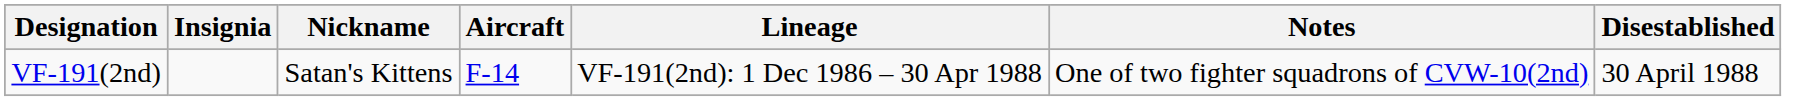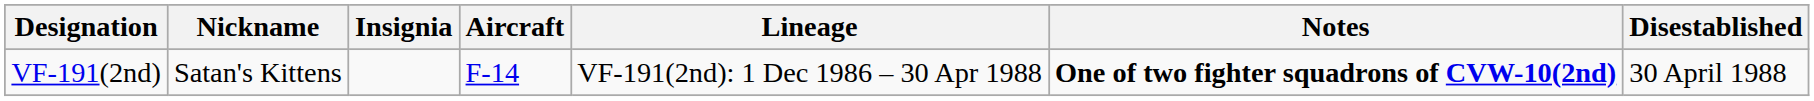columns swapped: (223, 26) <-> (369, 26)
(1322, 71) normal -> (1336, 71) bold
